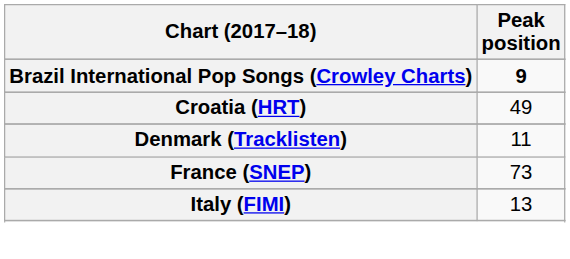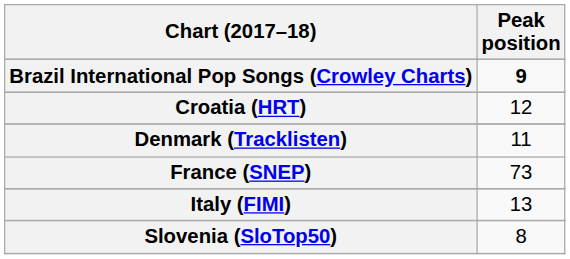(521, 107) 49 -> (521, 107) 12
+ row: (241, 236)
